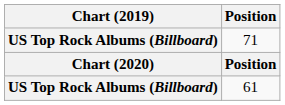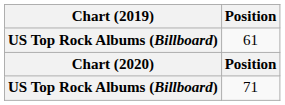rows swapped: (251, 87) <-> (251, 40)
